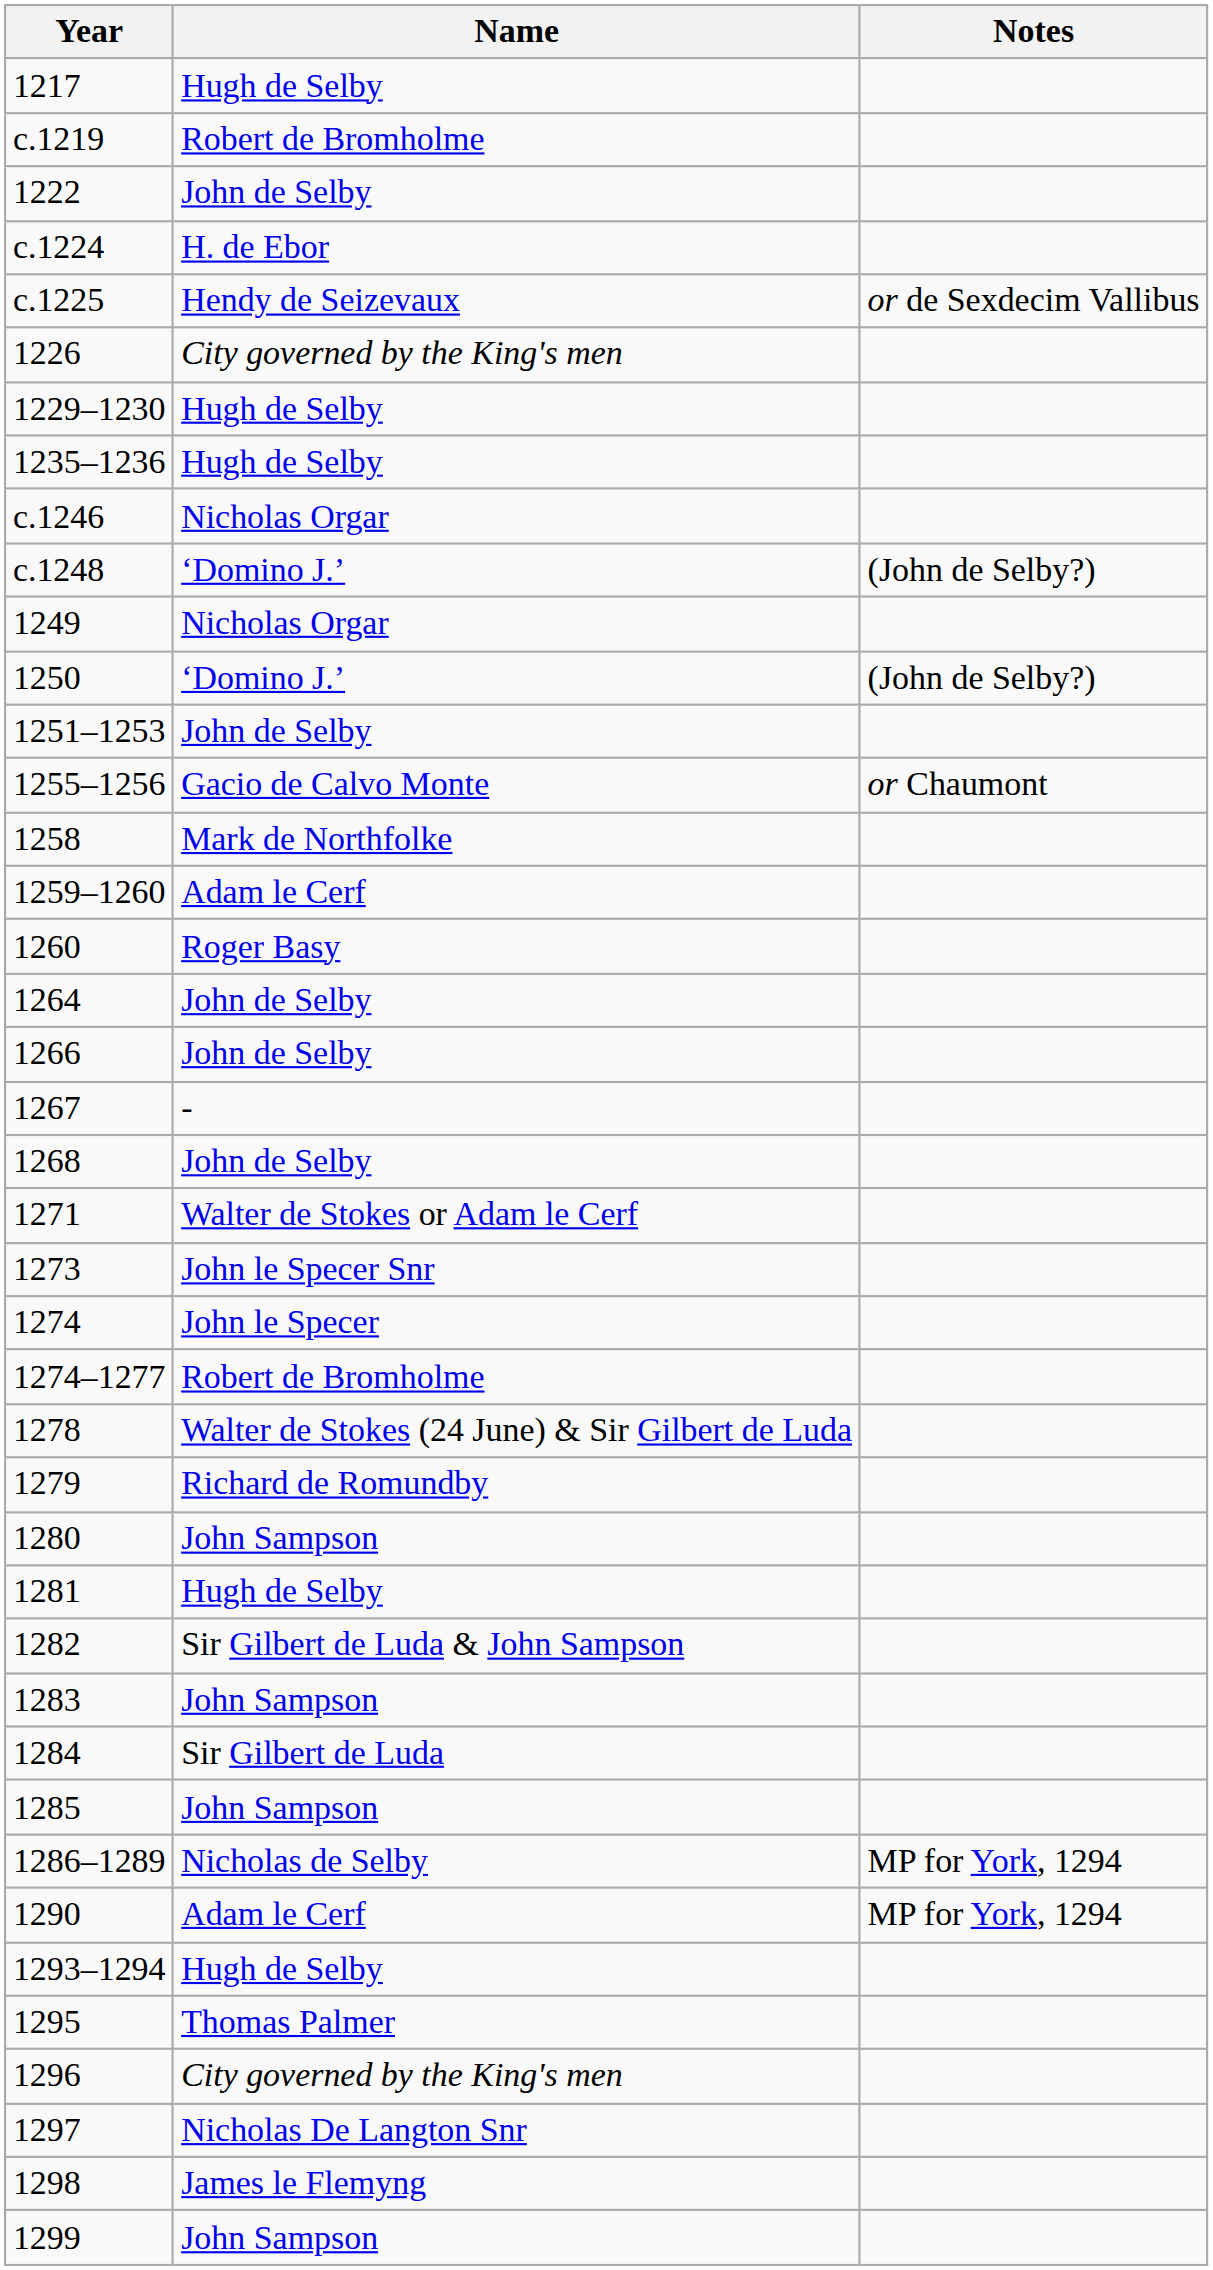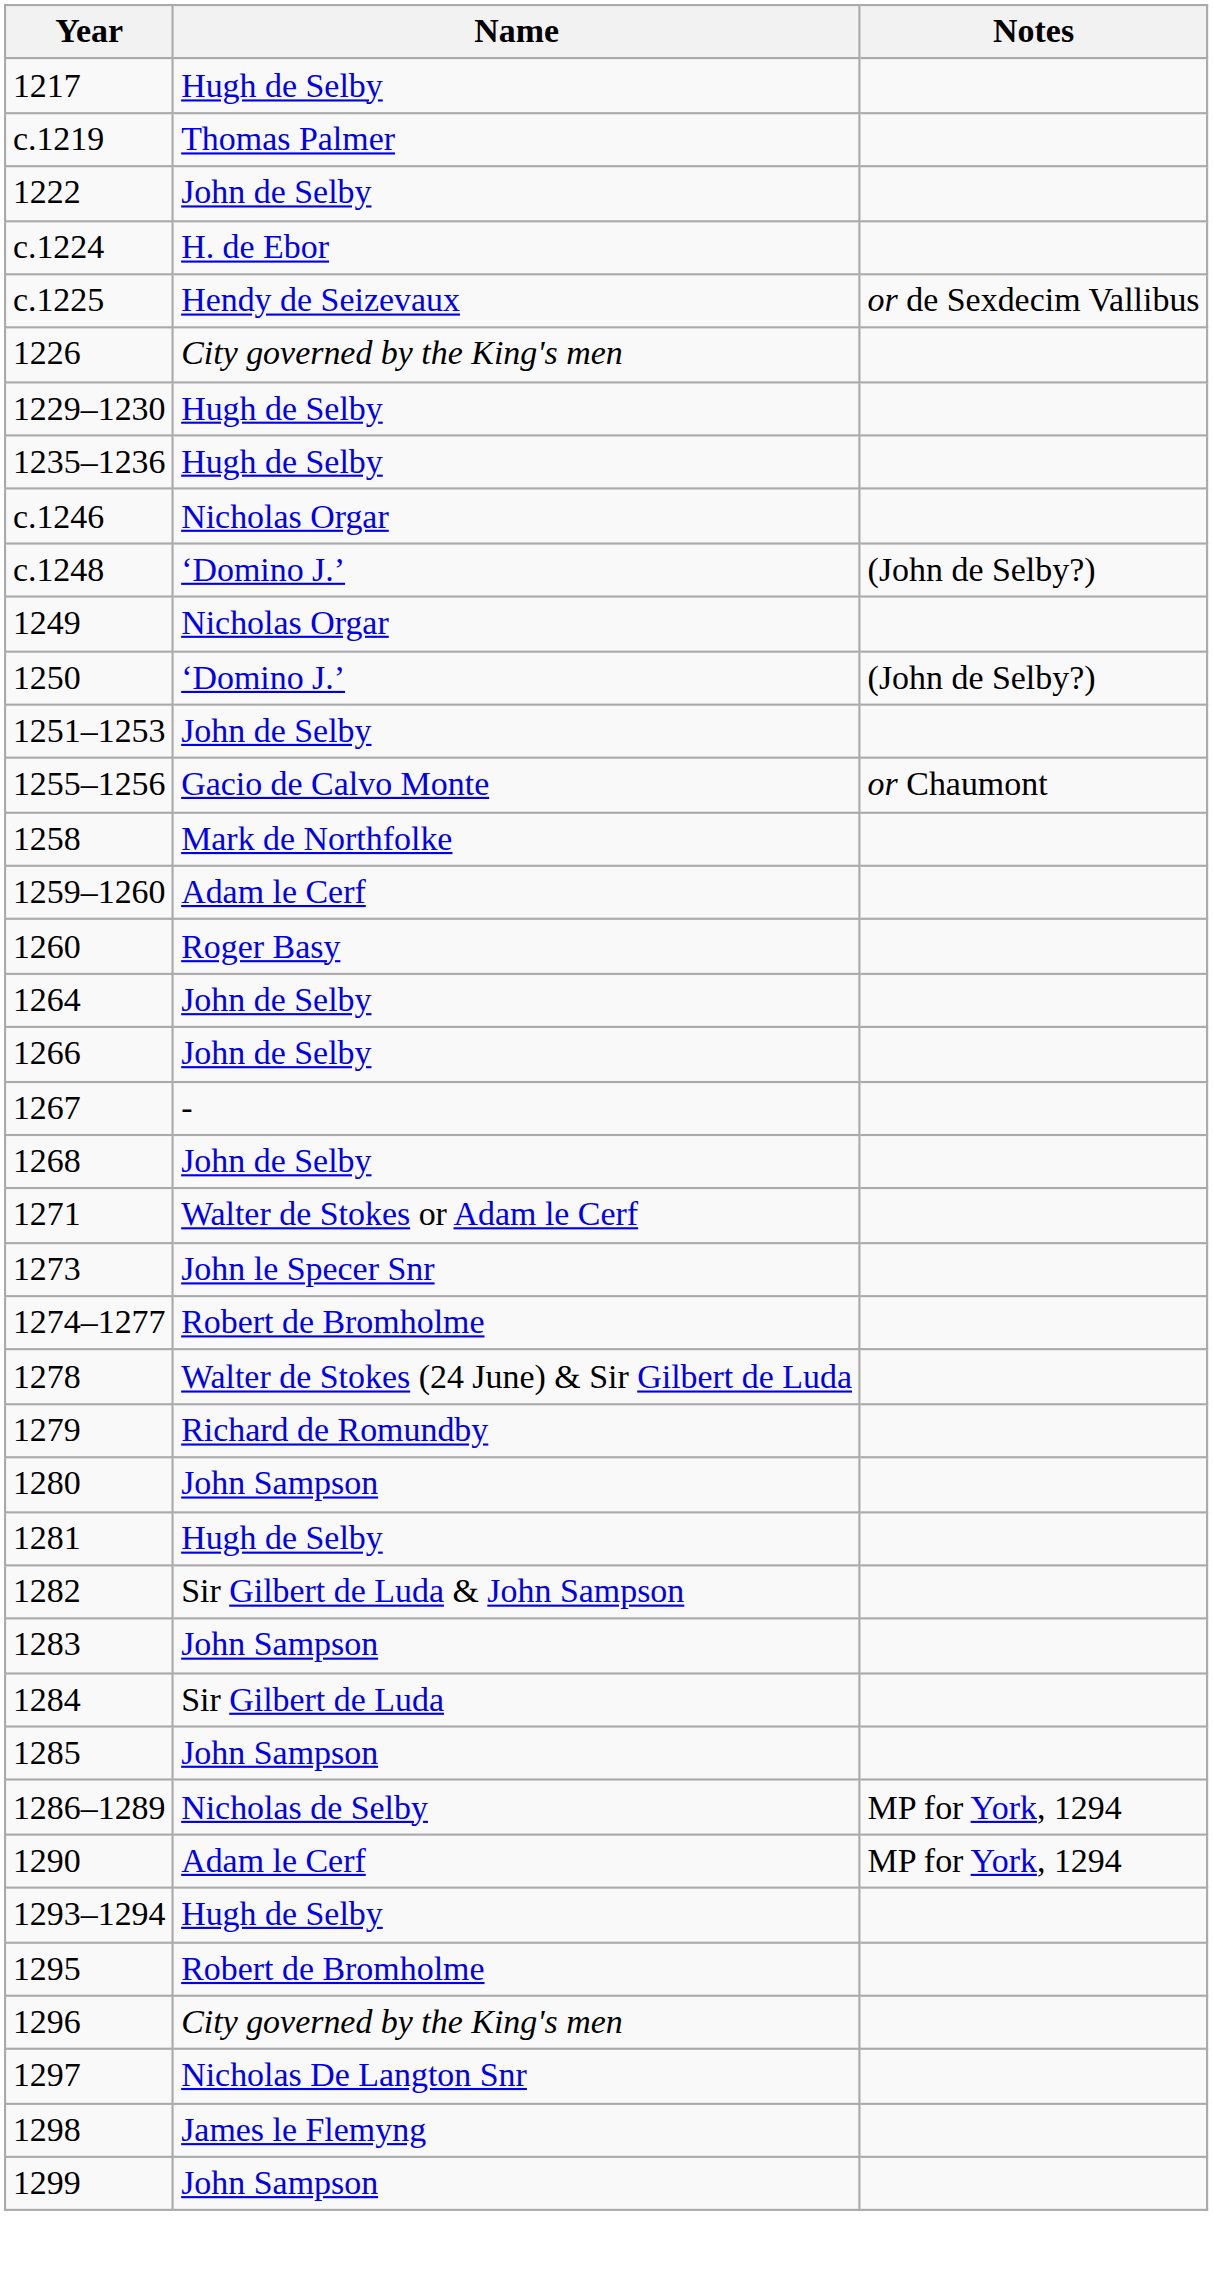(333, 138) Robert de Bromholme -> (288, 138) Thomas Palmer
- row: (47, 1322)
(288, 2021) Thomas Palmer -> (333, 1968) Robert de Bromholme
